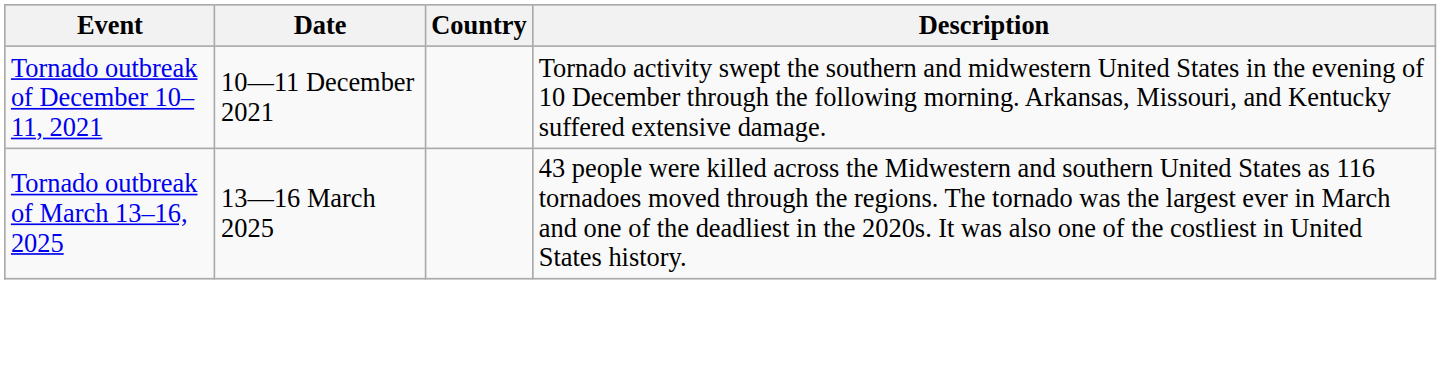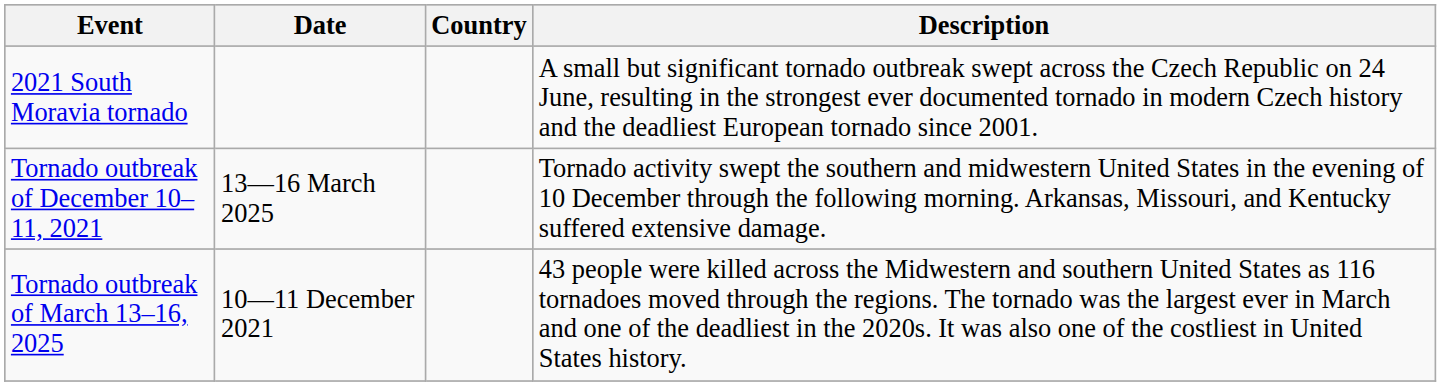+ row: (99, 97)
(318, 97) 10—11 December 2021 -> (298, 198) 13—16 March 2025
(298, 213) 13—16 March 2025 -> (318, 314) 10—11 December 2021
